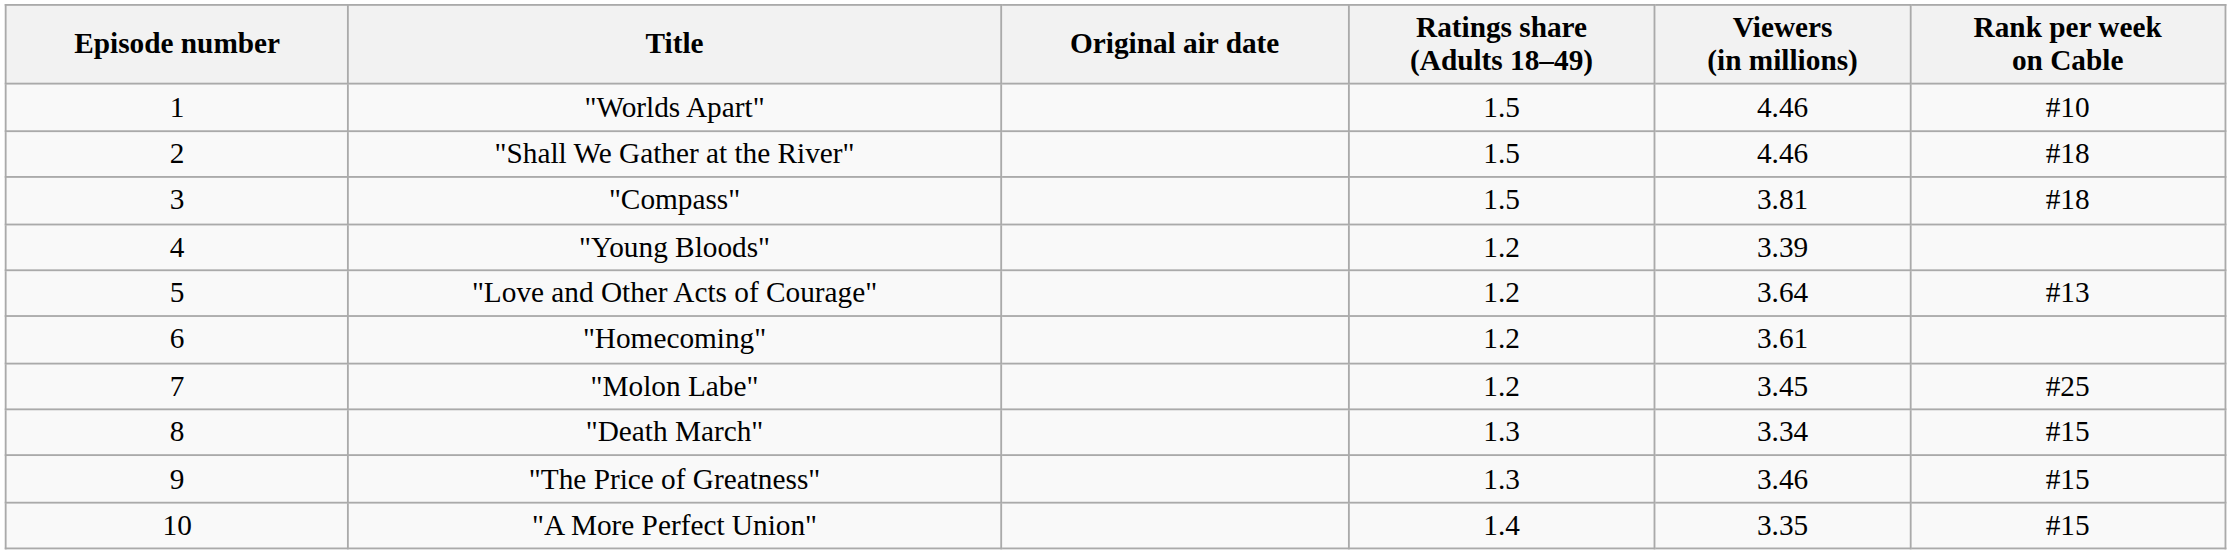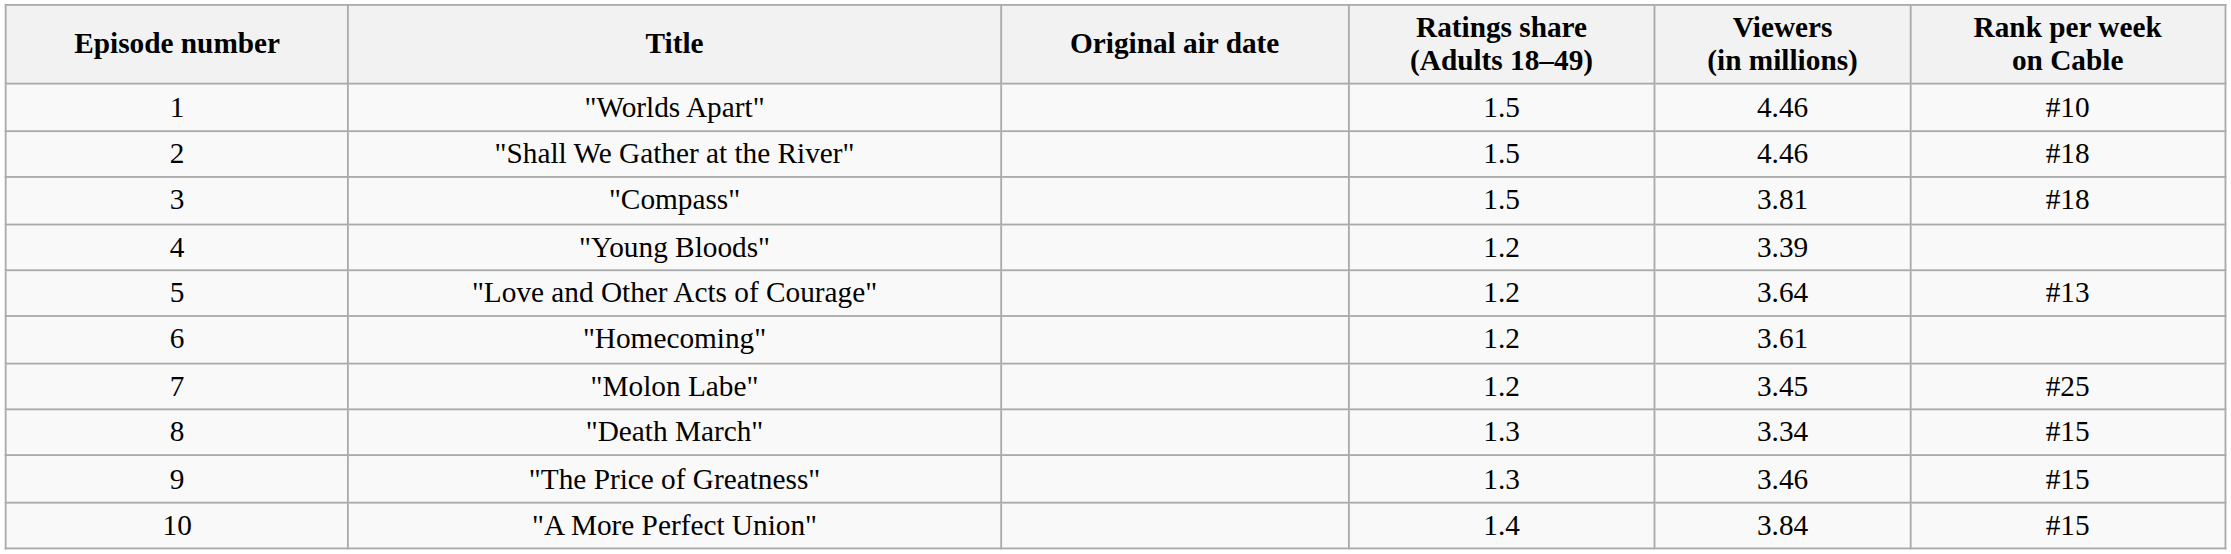(1783, 525) 3.35 -> (1783, 525) 3.84
